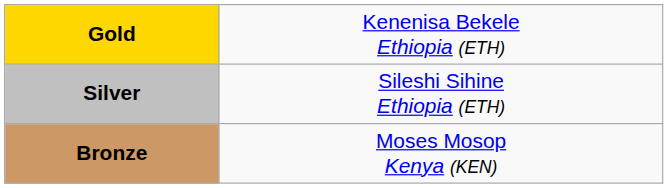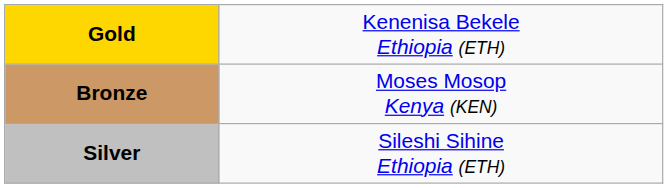rows swapped: (112, 93) <-> (112, 152)
